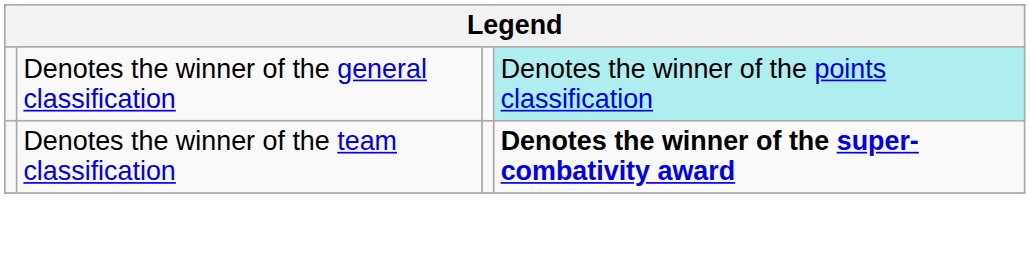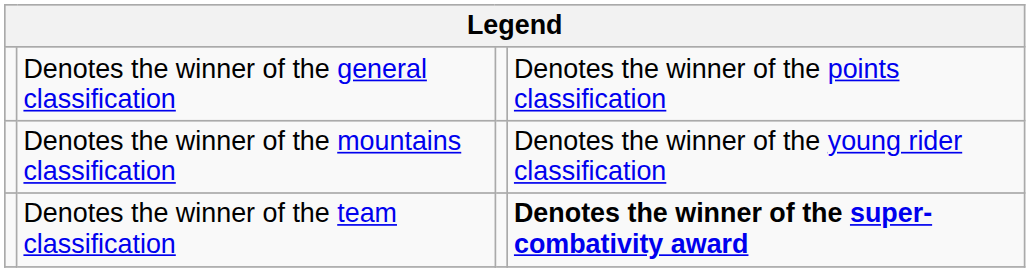(693, 83) paleturquoise background -> (707, 83) no background
+ row: (242, 156)
